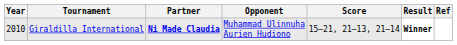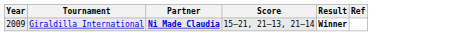- column: (264, 11)
(16, 29) 2010 -> (16, 24) 2009
